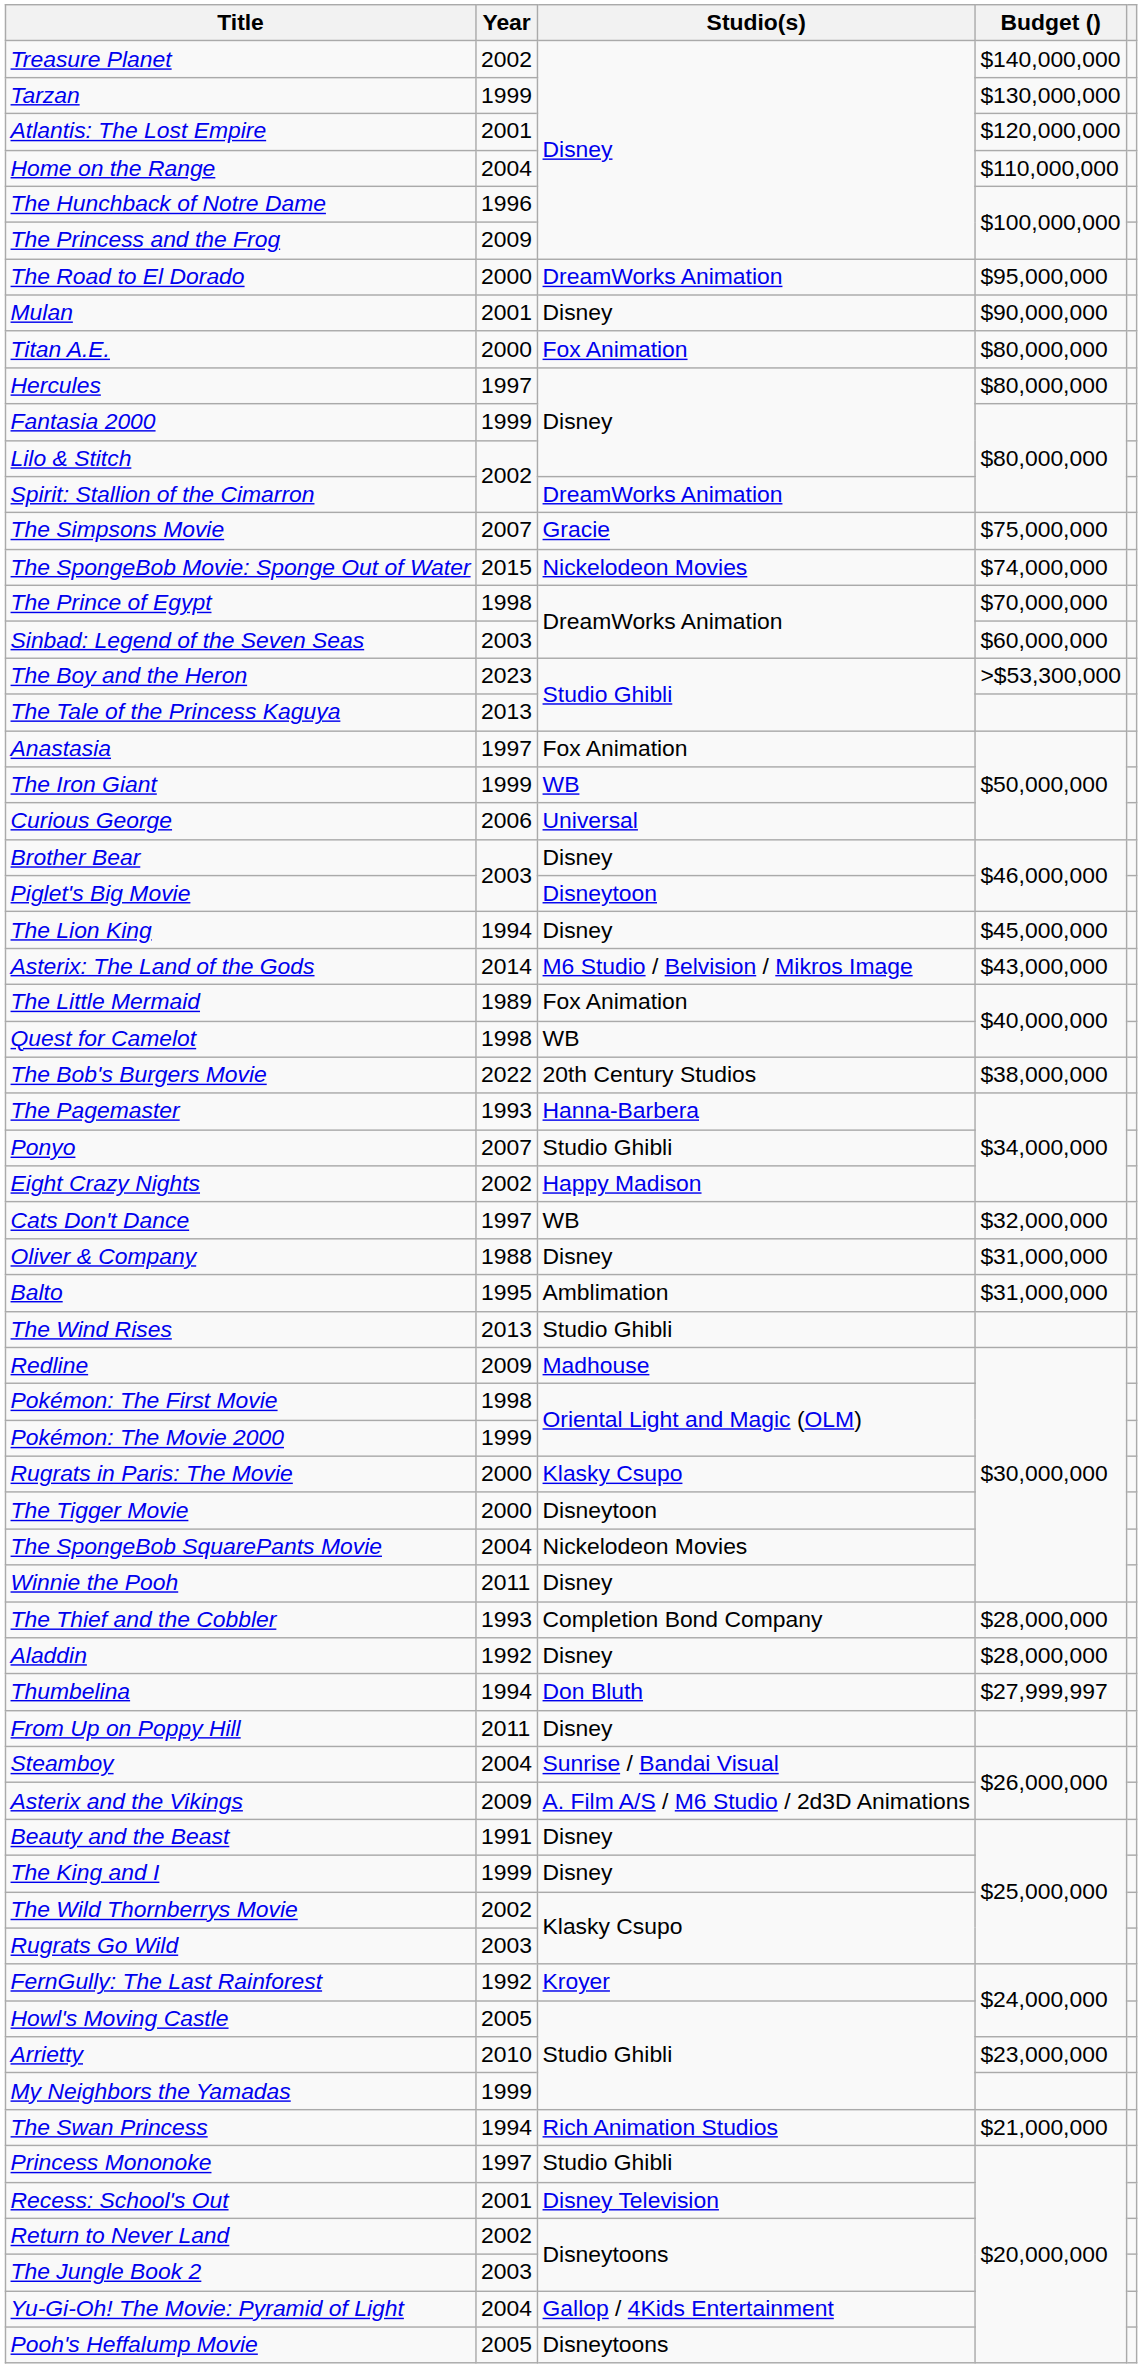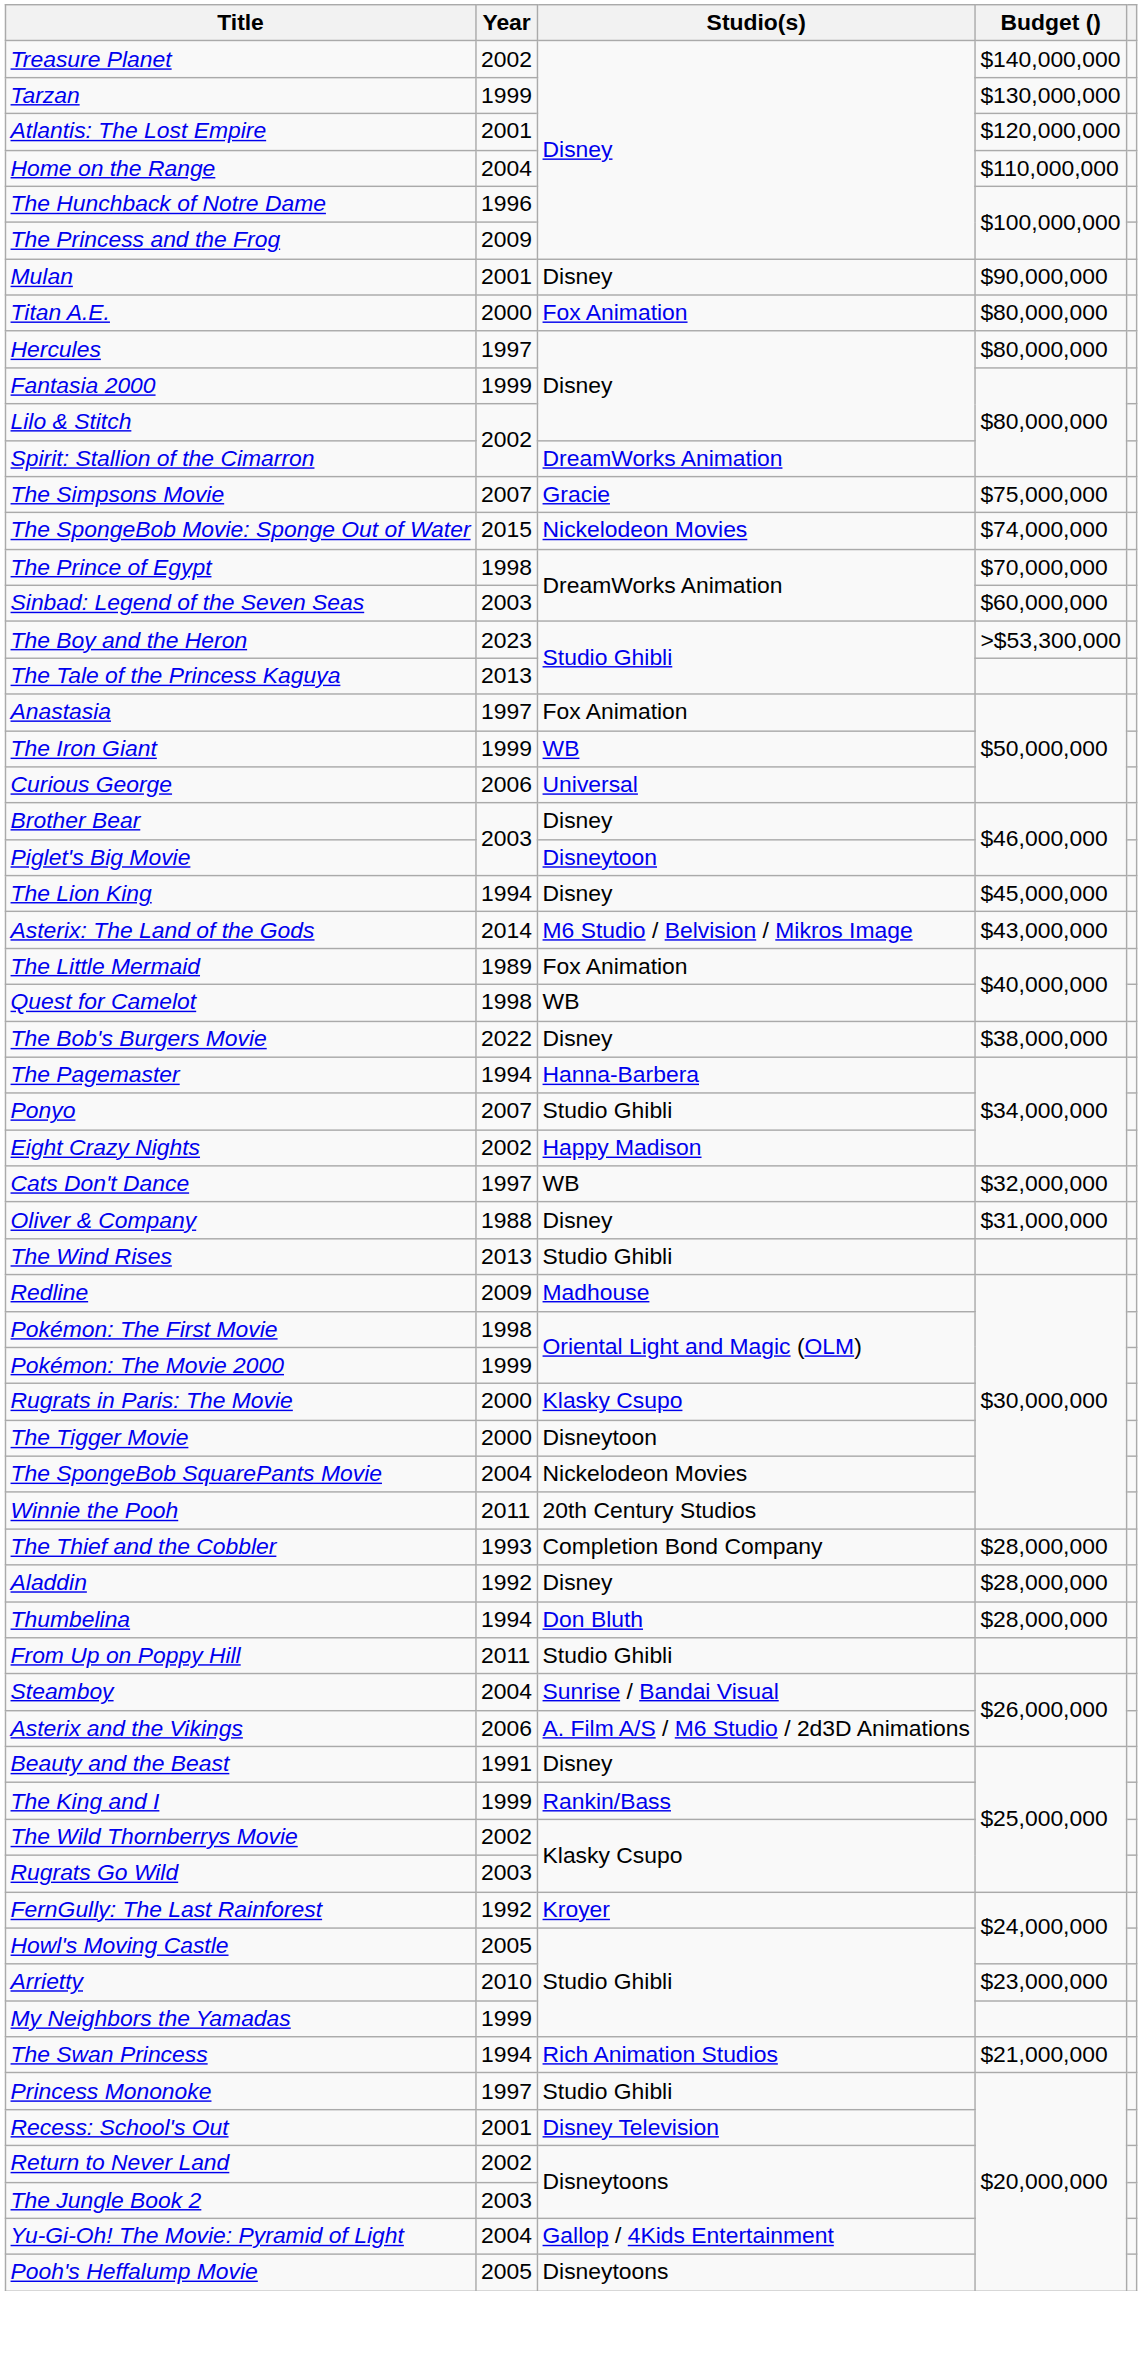- row: (128, 276)
(649, 1074) 20th Century Studios -> (578, 1038) Disney
(507, 1111) 1993 -> (507, 1074) 1994
- row: (37, 1292)
(578, 1582) Disney -> (649, 1510) 20th Century Studios
(1044, 1691) $27,999,997 -> (1044, 1619) $28,000,000
(578, 1728) Disney -> (607, 1655) Studio Ghibli
(507, 1800) 2009 -> (507, 1728) 2006
(578, 1873) Disney -> (607, 1800) Rankin/Bass
